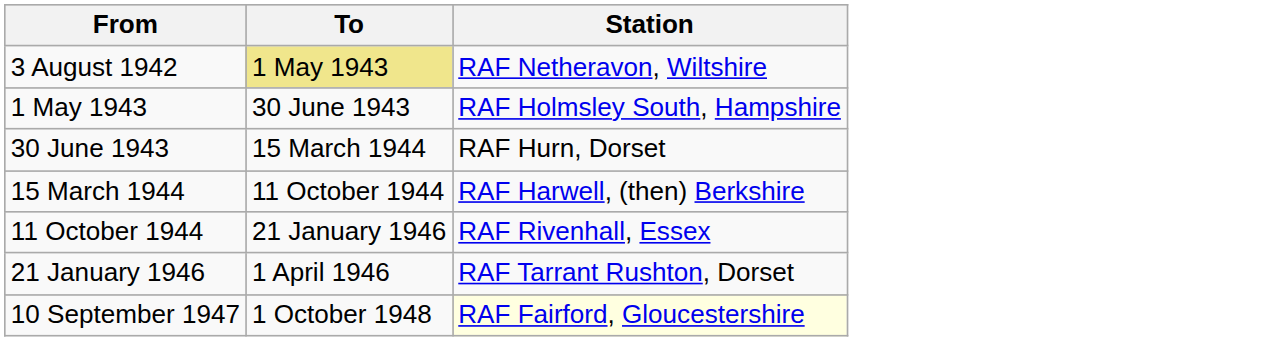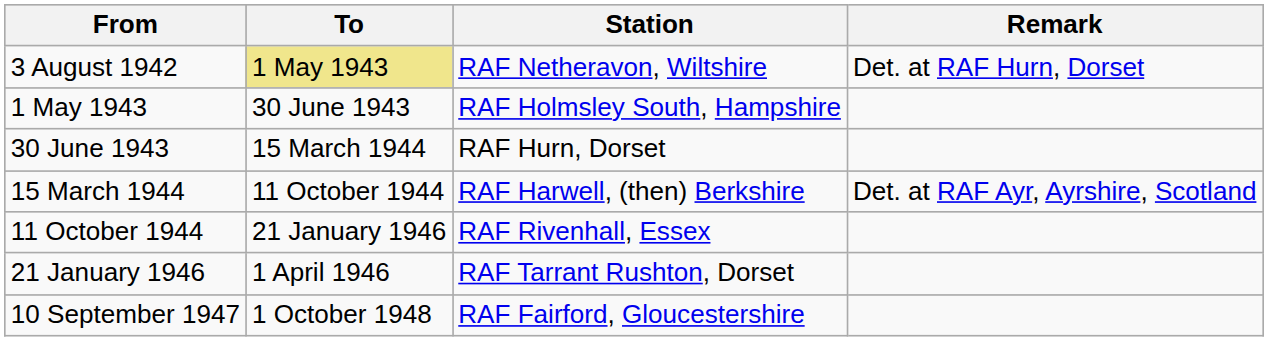+ column: (1055, 25)
(631, 314) lightyellow background -> (631, 314) no background
